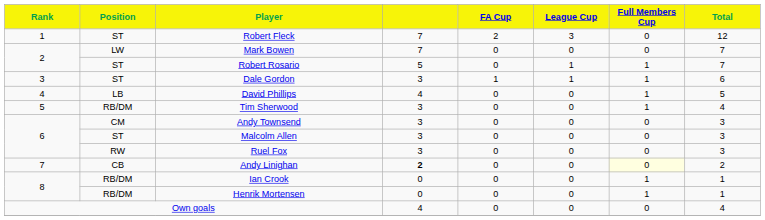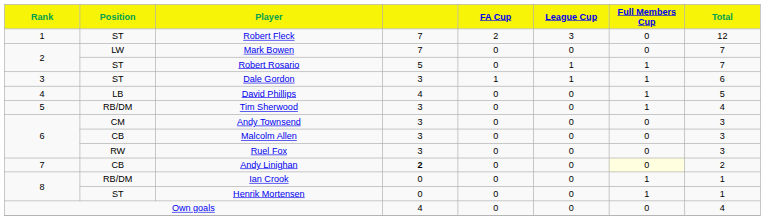(118, 137) ST -> (118, 137) CB
(118, 194) RB/DM -> (118, 194) ST
